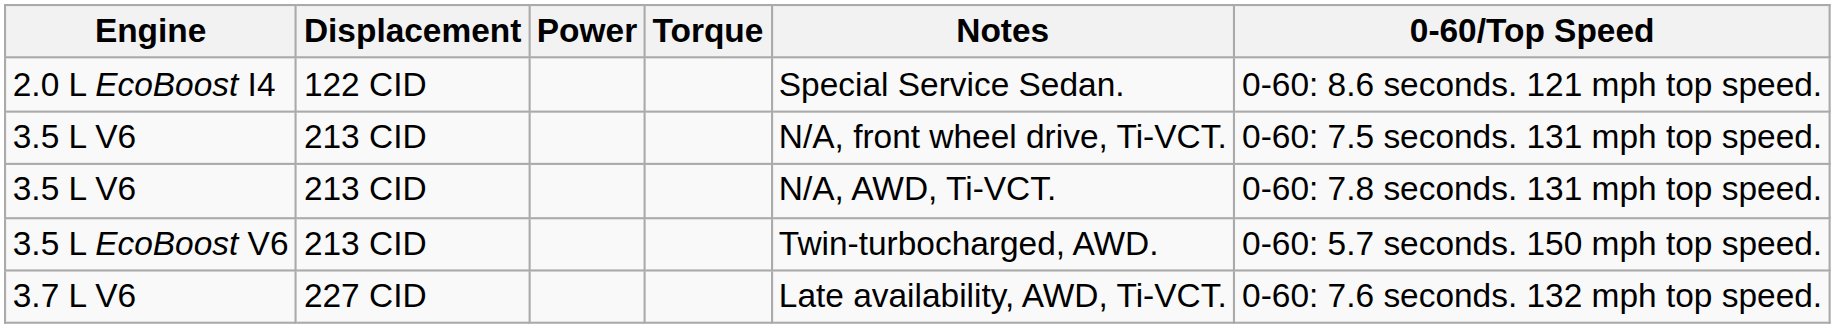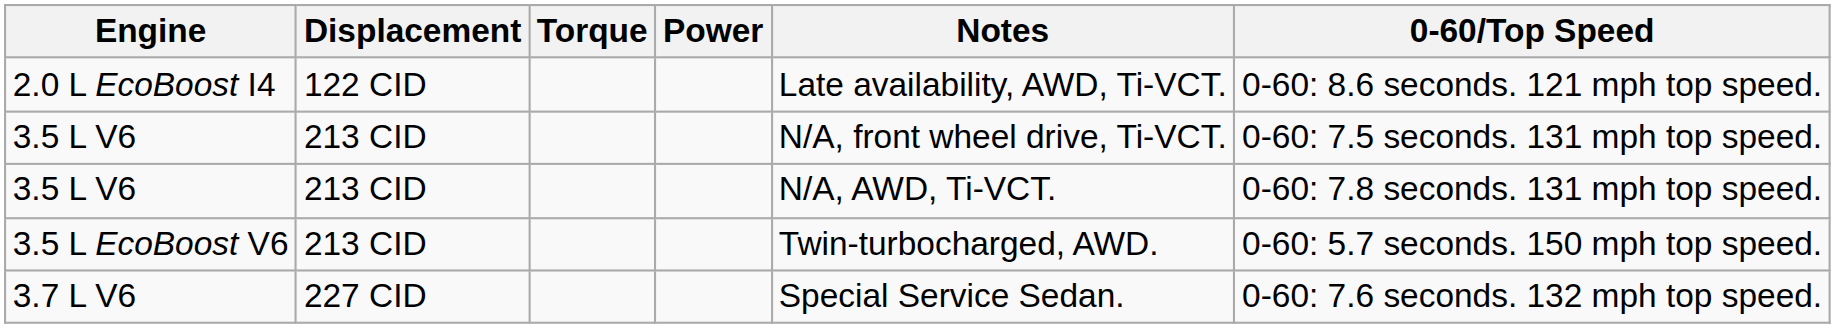columns swapped: (587, 31) <-> (708, 31)
(952, 84) Special Service Sedan. -> (1003, 84) Late availability, AWD, Ti-VCT.
(1003, 296) Late availability, AWD, Ti-VCT. -> (952, 296) Special Service Sedan.
